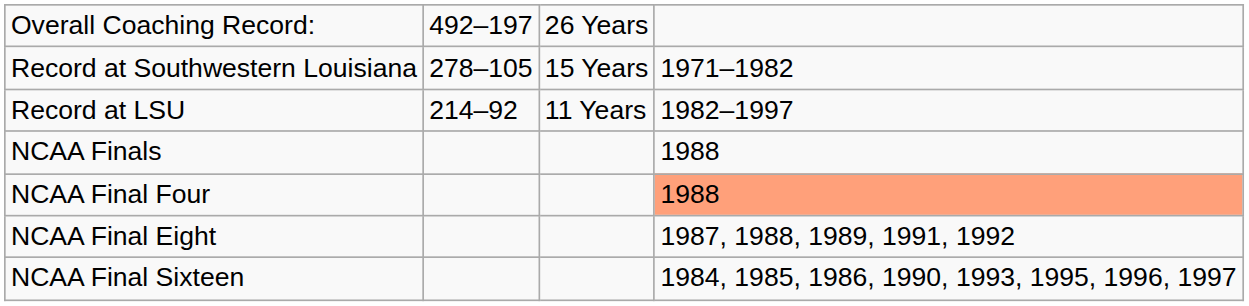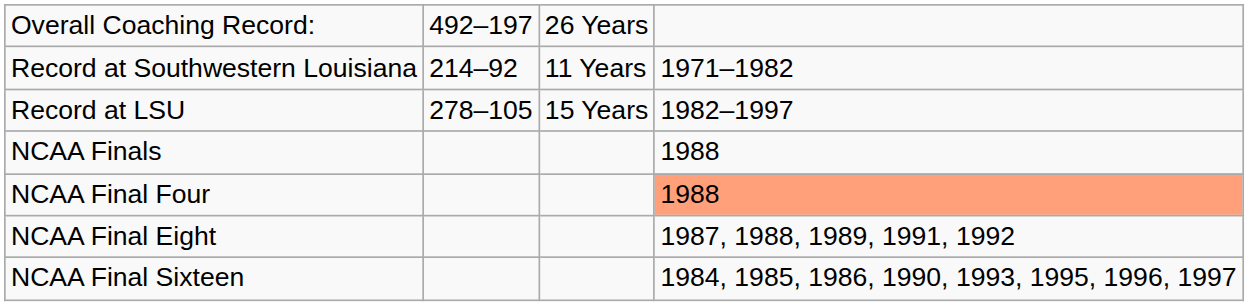(481, 67) 278–105 -> (474, 67) 214–92
(597, 67) 15 Years -> (596, 67) 11 Years
(474, 109) 214–92 -> (481, 109) 278–105
(596, 109) 11 Years -> (597, 109) 15 Years
